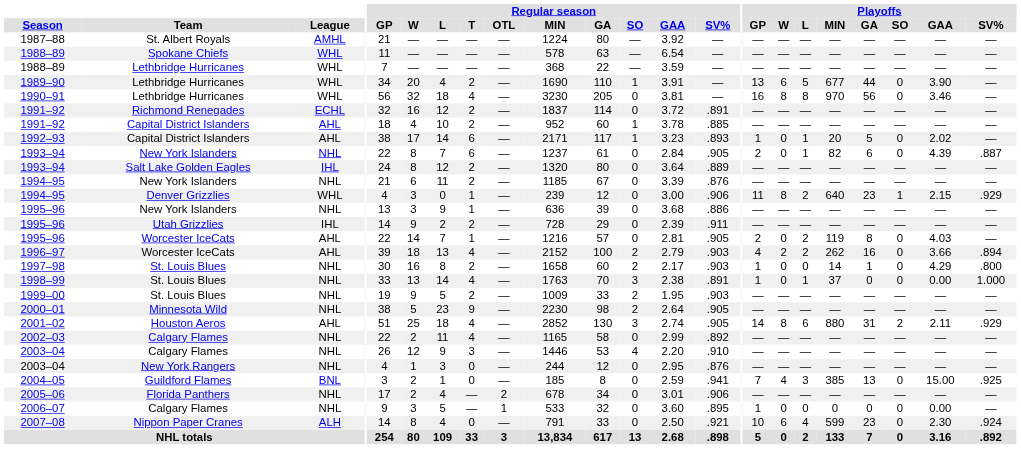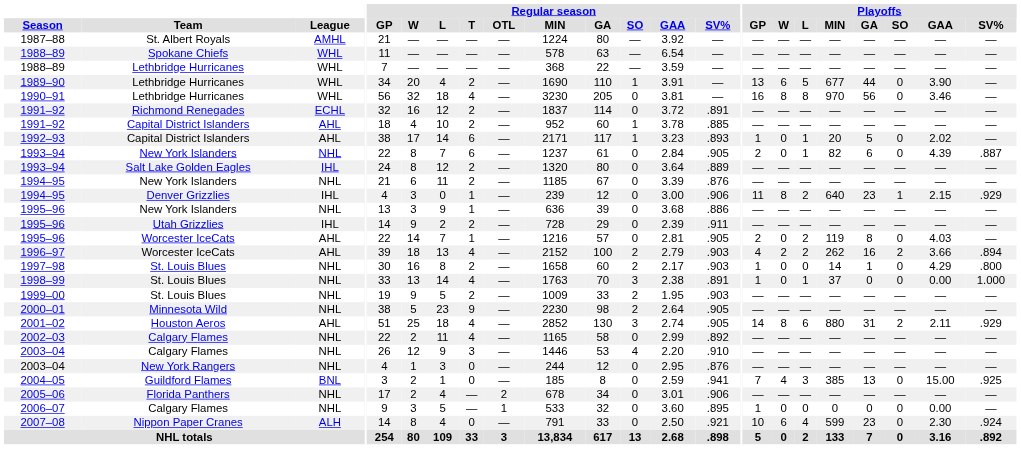(330, 195) WHL -> (330, 195) IHL
(900, 252) 0 -> (900, 252) 2
